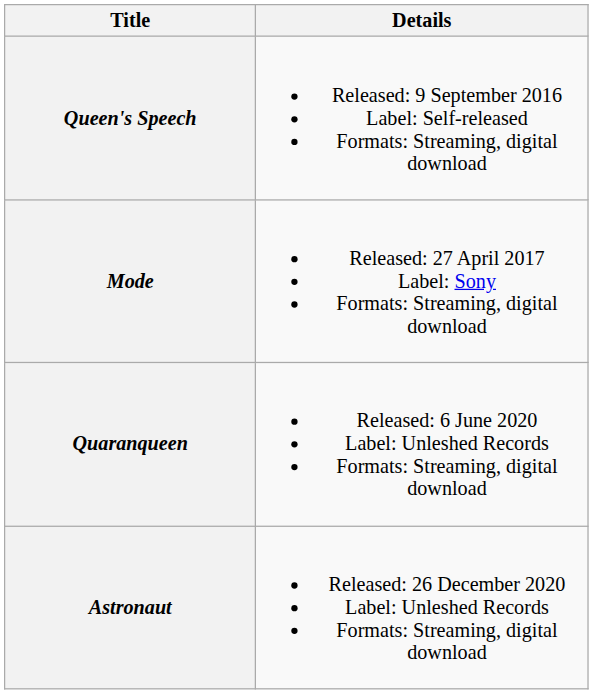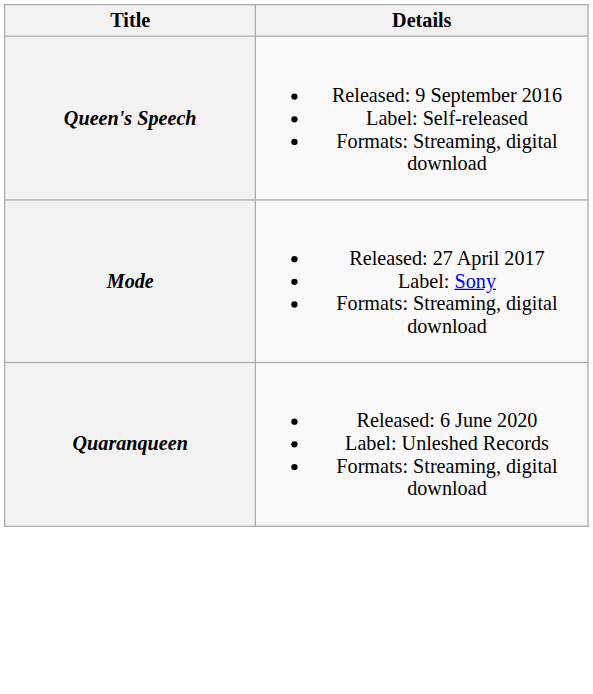- row: (130, 607)
